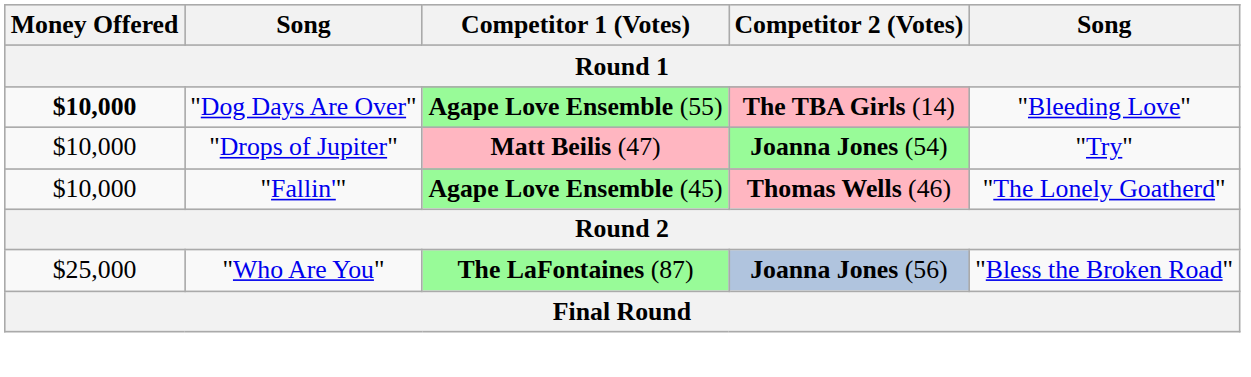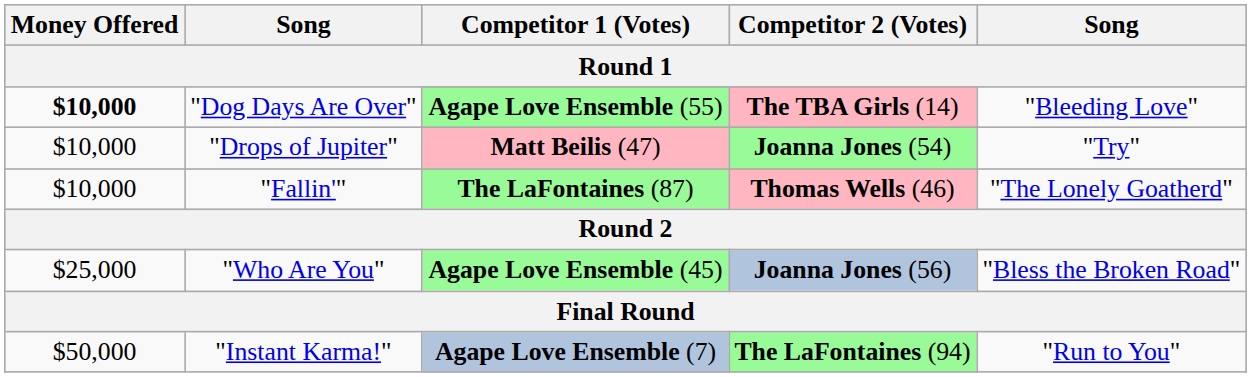(576, 188) Agape Love Ensemble (45) -> (576, 188) The LaFontaines (87)
(576, 270) The LaFontaines (87) -> (576, 270) Agape Love Ensemble (45)
+ row: (303, 351)
